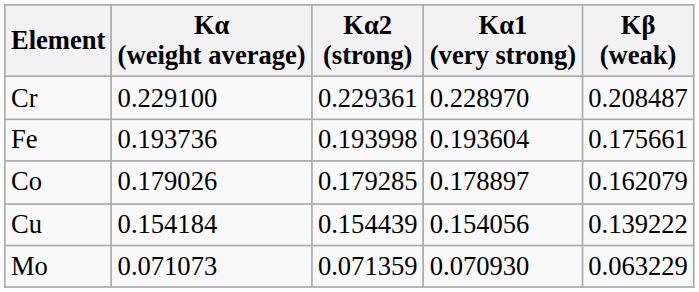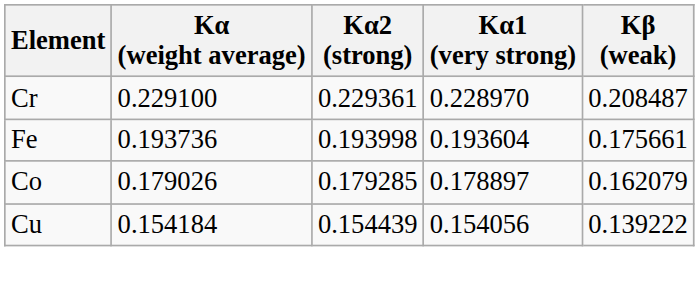- row: (29, 266)
